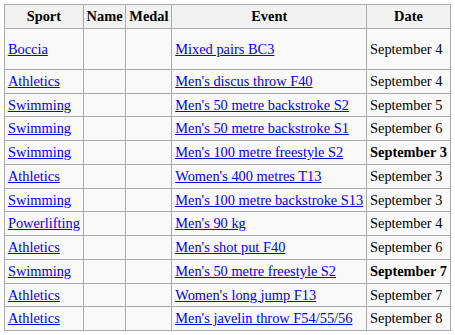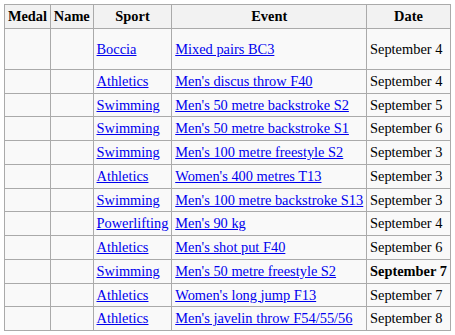columns swapped: (149, 16) <-> (44, 16)
(408, 152) bold -> (406, 152) normal
